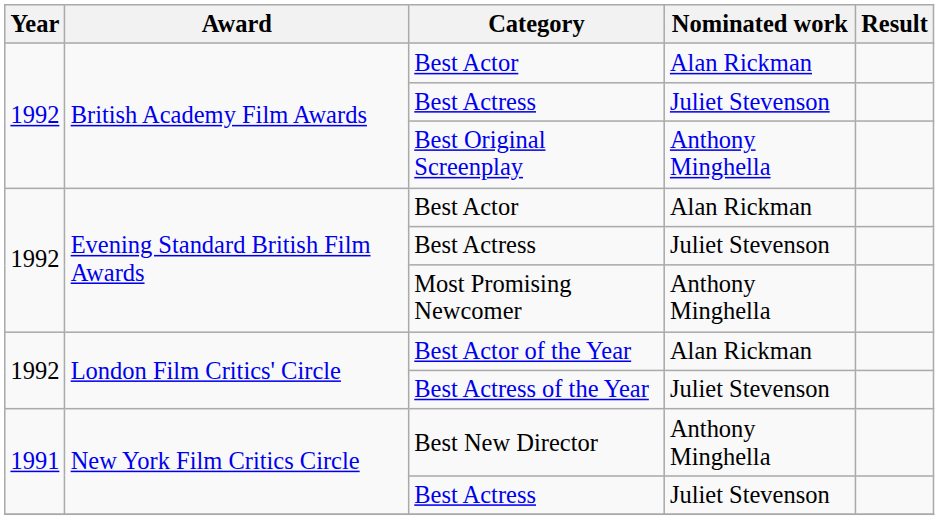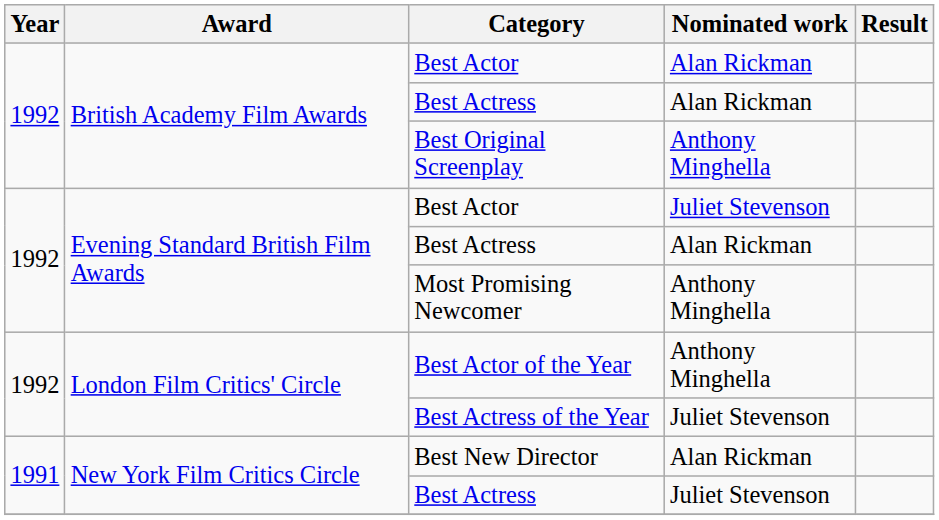(750, 101) Juliet Stevenson -> (741, 101) Alan Rickman
(741, 206) Alan Rickman -> (750, 206) Juliet Stevenson
(750, 245) Juliet Stevenson -> (741, 245) Alan Rickman
(741, 350) Alan Rickman -> (720, 364) Anthony Minghella
(720, 442) Anthony Minghella -> (741, 455) Alan Rickman
